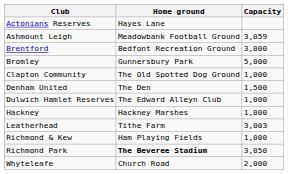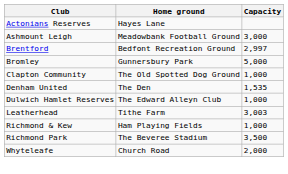(255, 36) 3,059 -> (255, 36) 3,000
(255, 49) 3,000 -> (255, 49) 2,997
(255, 87) 1,500 -> (255, 87) 1,535
- row: (23, 112)
(162, 150) bold -> (162, 138) normal
(255, 150) 3,050 -> (255, 138) 3,500
